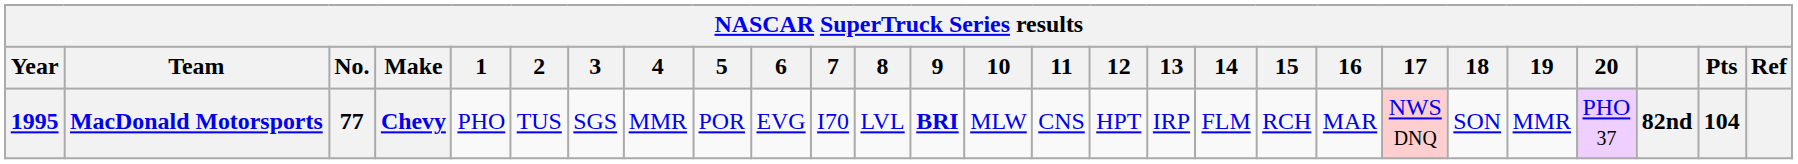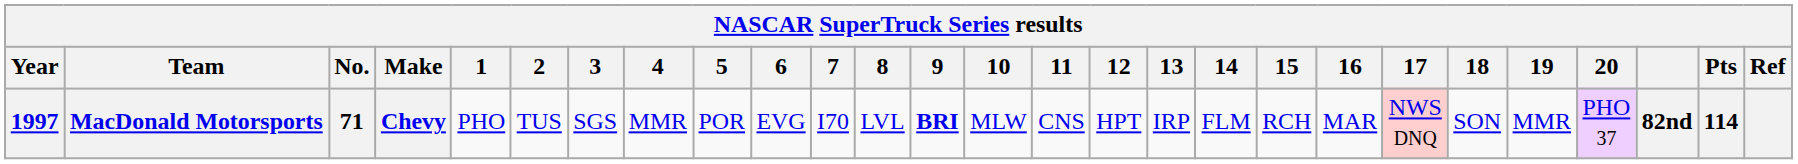(35, 122) 1995 -> (35, 122) 1997
(352, 122) 77 -> (352, 122) 71
(1722, 122) 104 -> (1721, 122) 114
